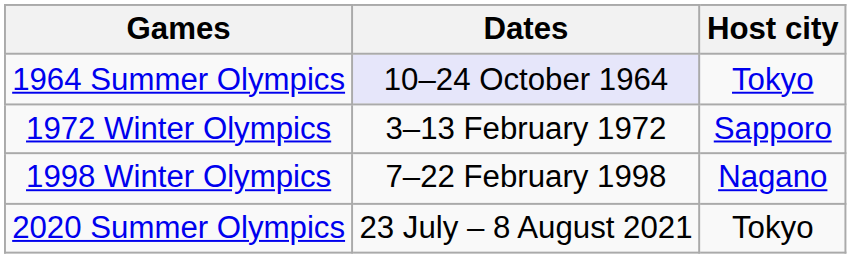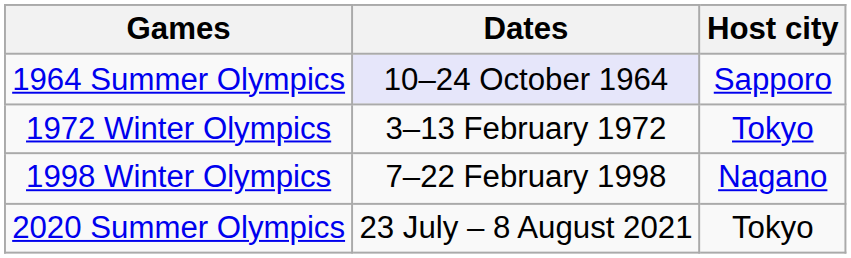(773, 78) Tokyo -> (773, 78) Sapporo
(773, 128) Sapporo -> (773, 128) Tokyo
